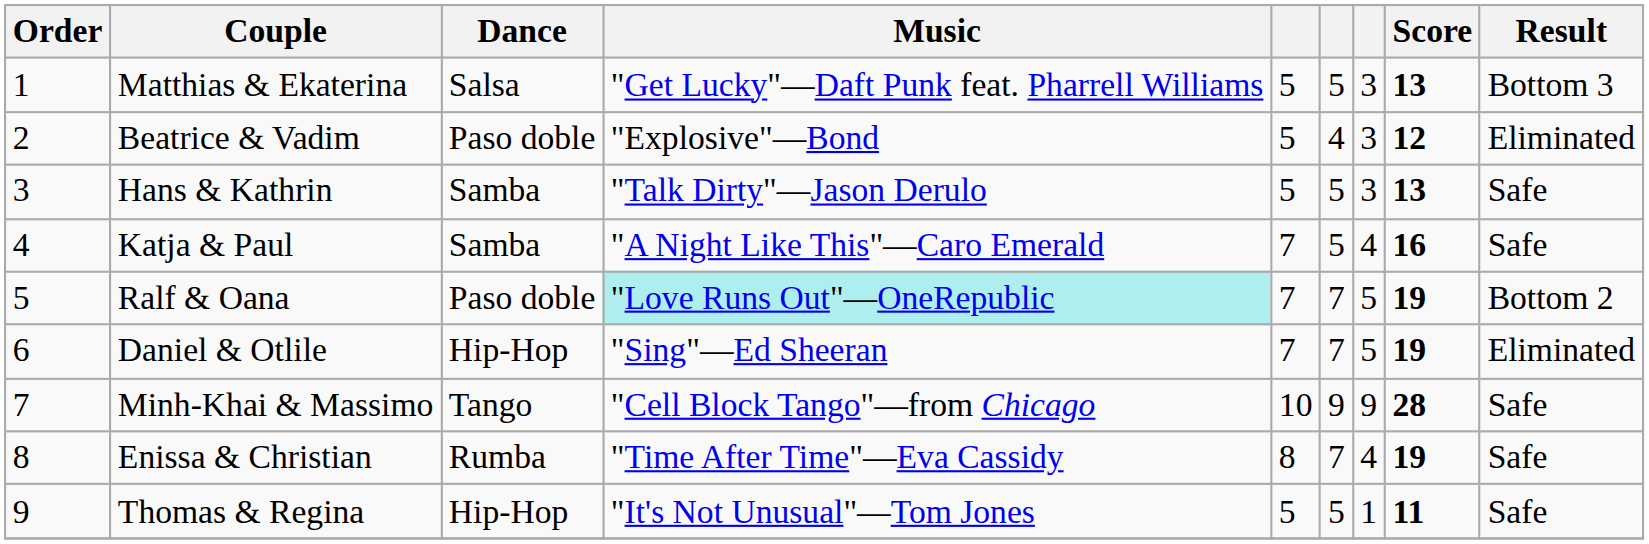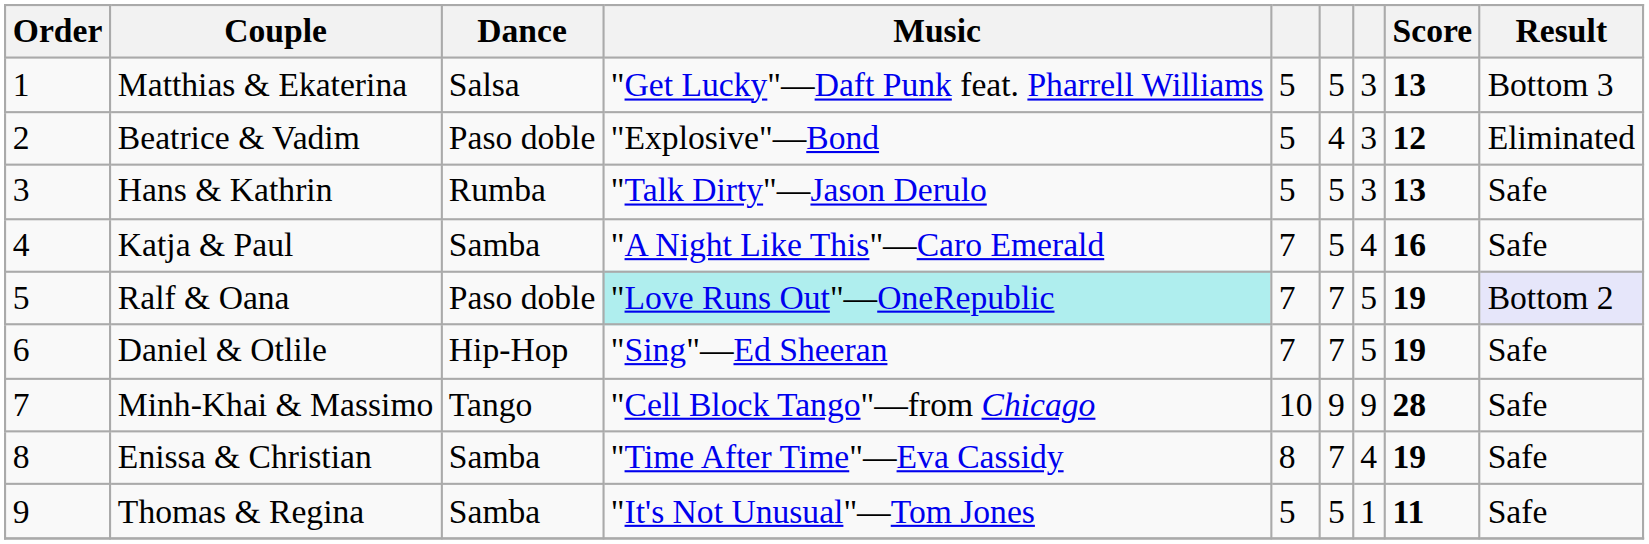(495, 191) Samba -> (497, 191) Rumba
(1551, 297) no background -> (1551, 297) lavender background
(1561, 350) Eliminated -> (1518, 350) Safe
(497, 457) Rumba -> (495, 457) Samba
(509, 510) Hip-Hop -> (495, 510) Samba
